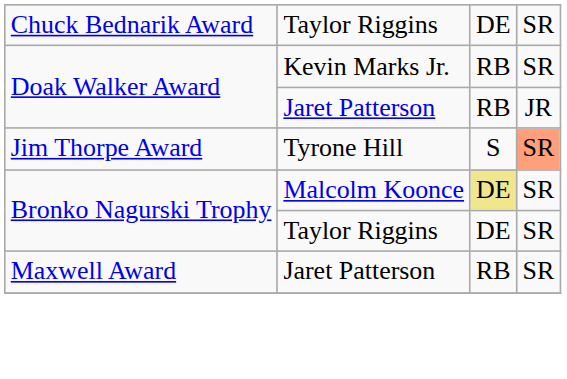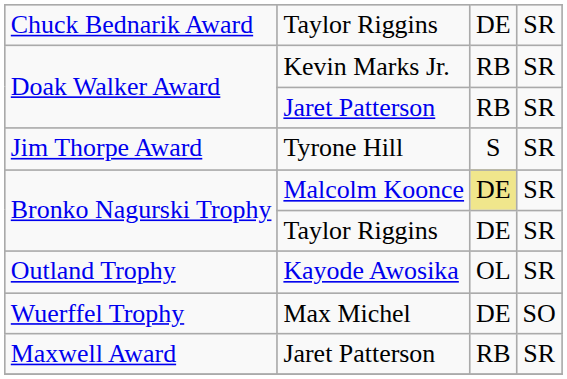(538, 107) JR -> (539, 107) SR
(538, 148) lightsalmon background -> (539, 148) no background
+ row: (93, 271)
+ row: (98, 312)
